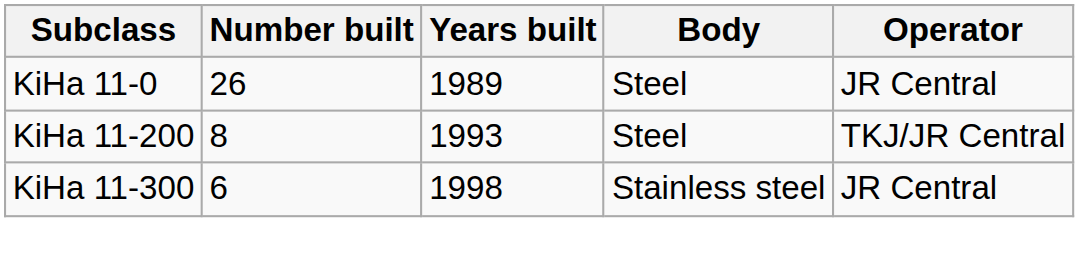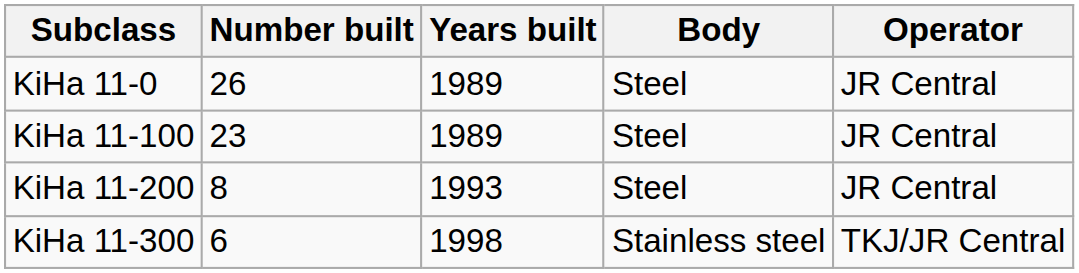+ row: (104, 135)
(953, 135) TKJ/JR Central -> (919, 188) JR Central
(919, 188) JR Central -> (953, 240) TKJ/JR Central
